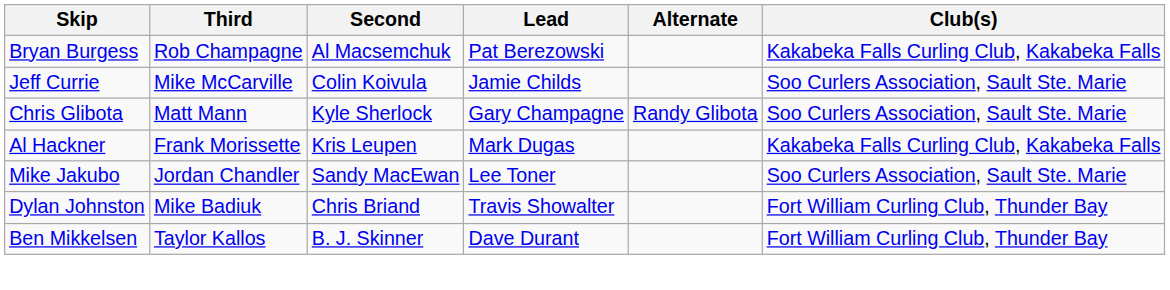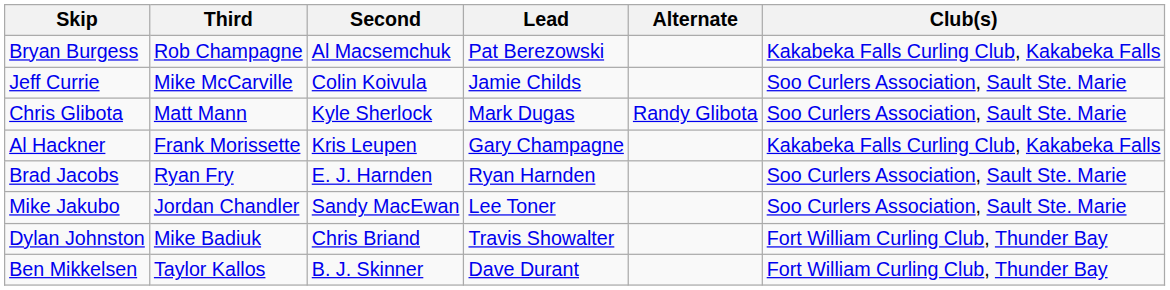(546, 113) Gary Champagne -> (522, 113) Mark Dugas
(522, 144) Mark Dugas -> (546, 144) Gary Champagne
+ row: (64, 176)
